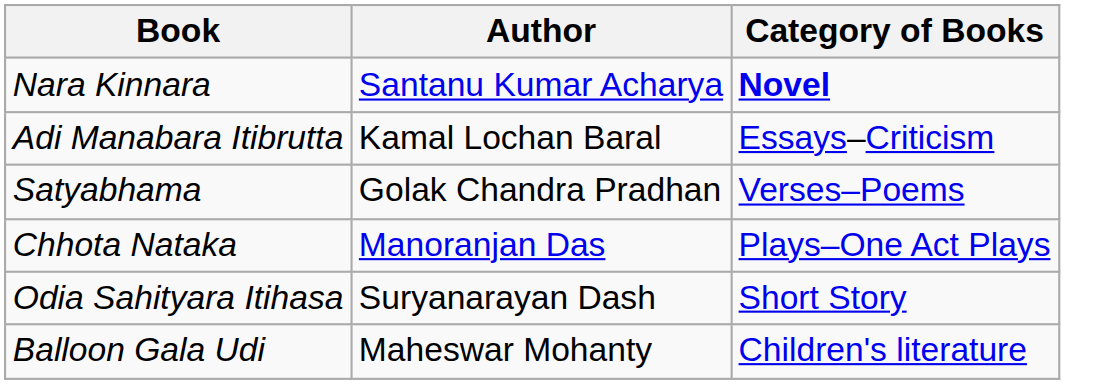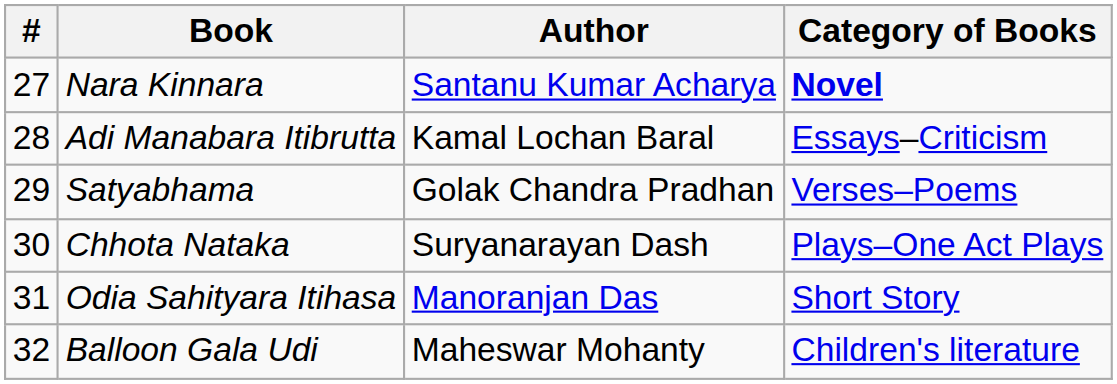+ column: (31, 31)
(482, 244) Manoranjan Das -> (560, 244) Suryanarayan Dash
(507, 297) Suryanarayan Dash -> (535, 297) Manoranjan Das
